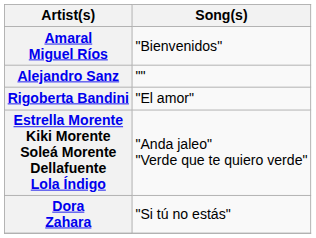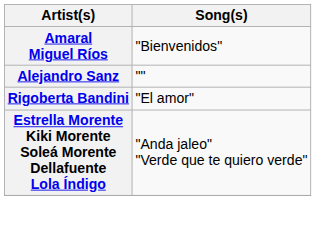- row: (68, 214)
